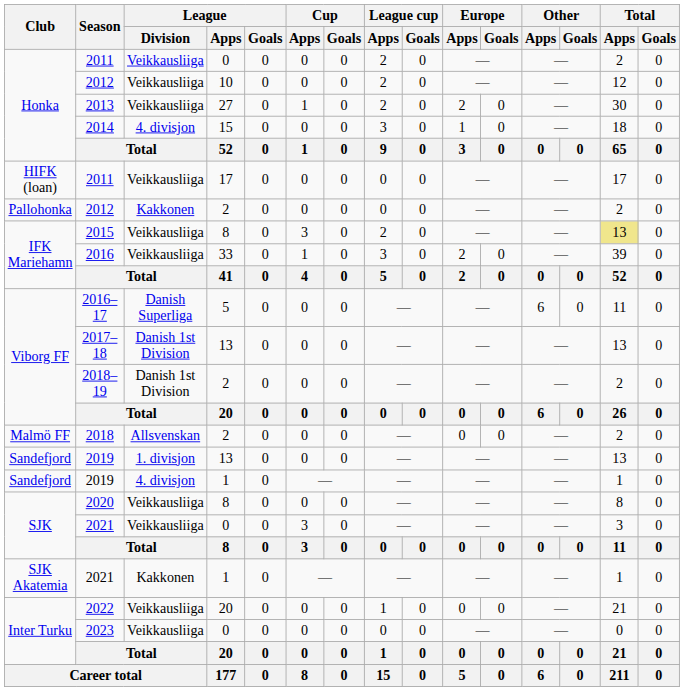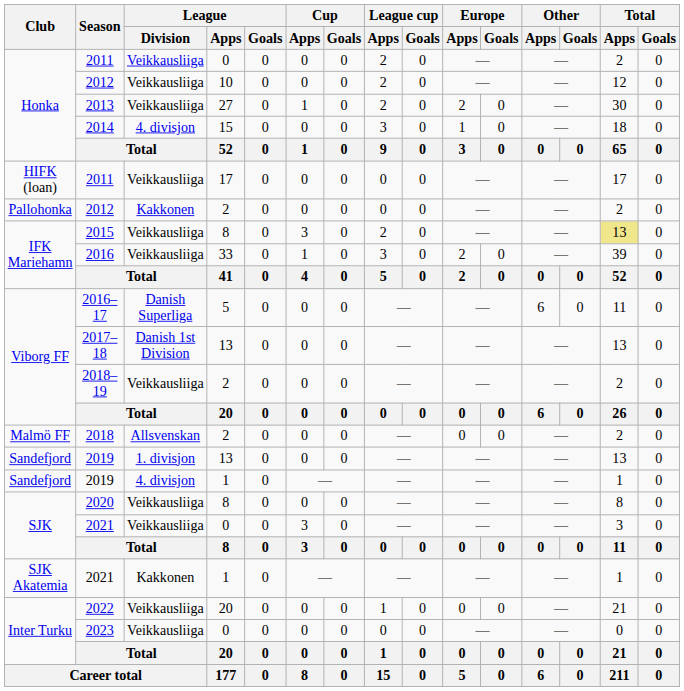(165, 383) Danish 1st Division -> (165, 383) Veikkausliiga
